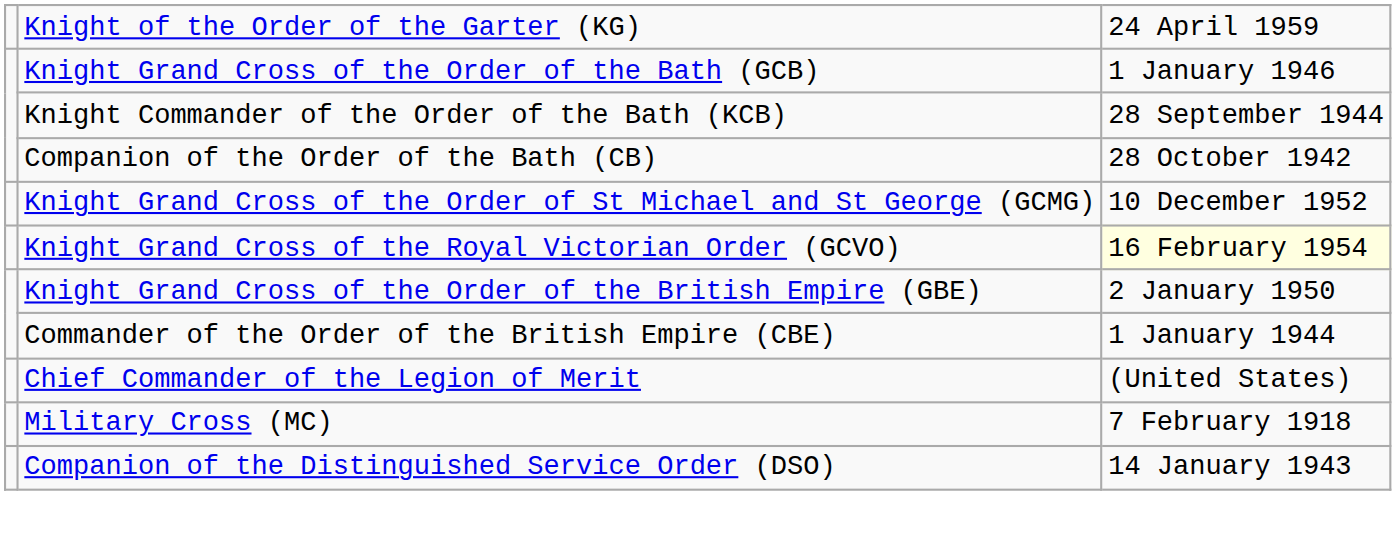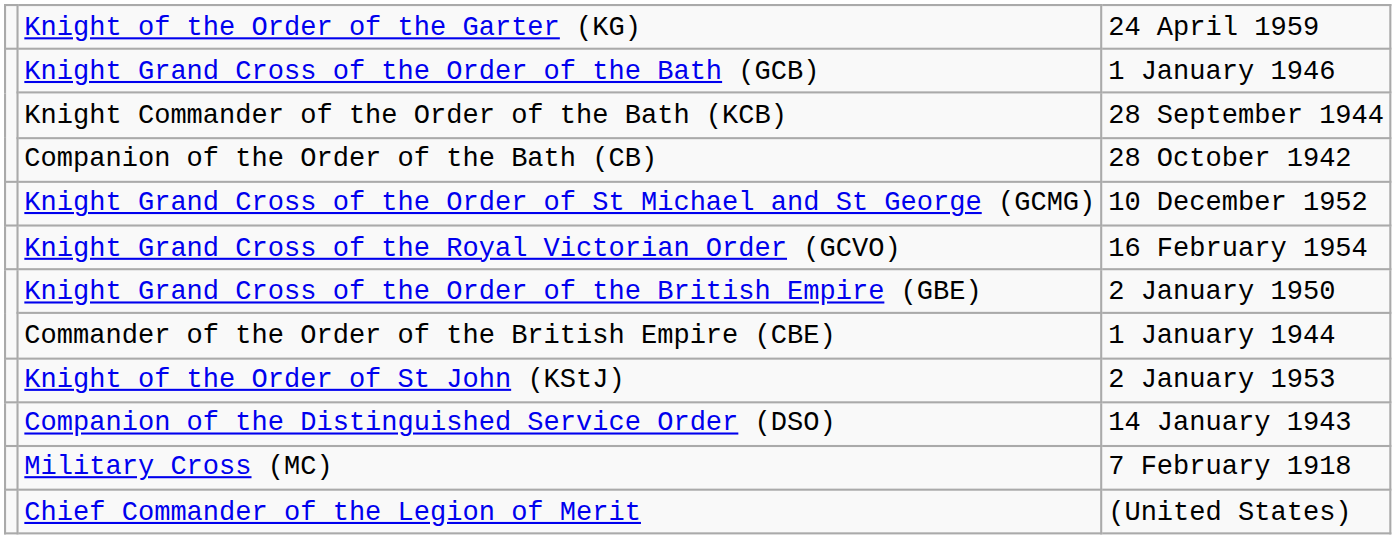(1238, 247) lightyellow background -> (1238, 247) no background
+ row: (325, 380)
rows swapped: (430, 468) <-> (333, 380)
